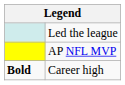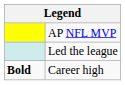rows swapped: (82, 51) <-> (83, 32)
